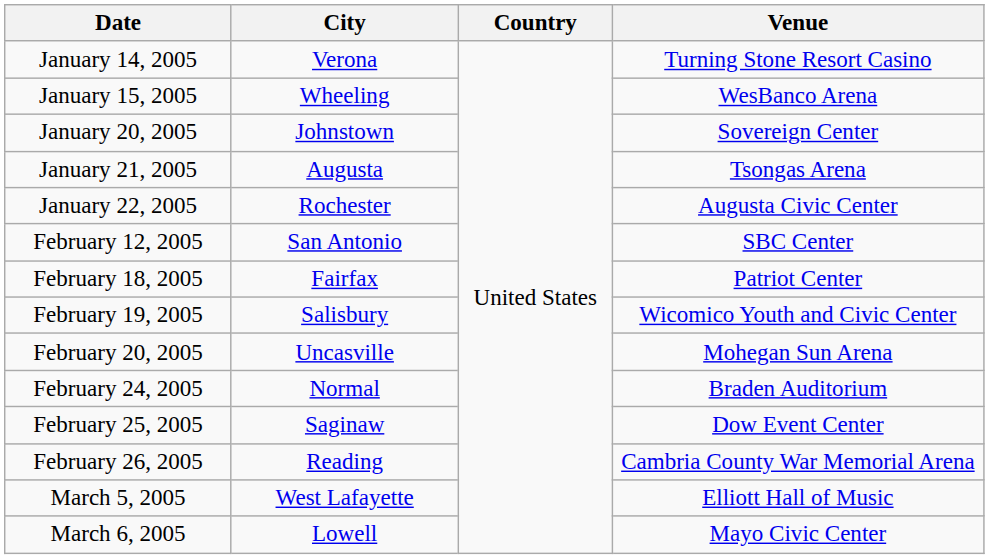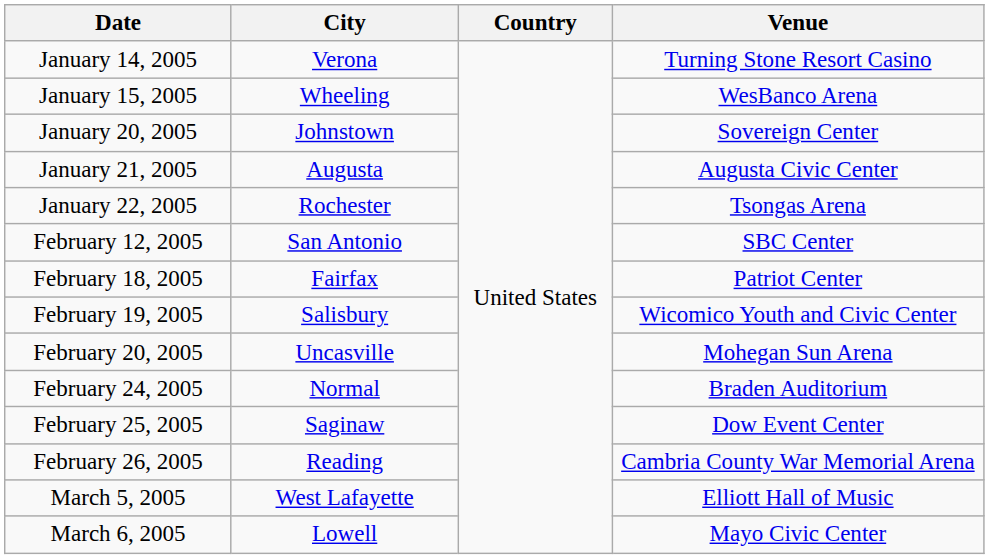(798, 168) Tsongas Arena -> (798, 168) Augusta Civic Center
(798, 205) Augusta Civic Center -> (798, 205) Tsongas Arena
